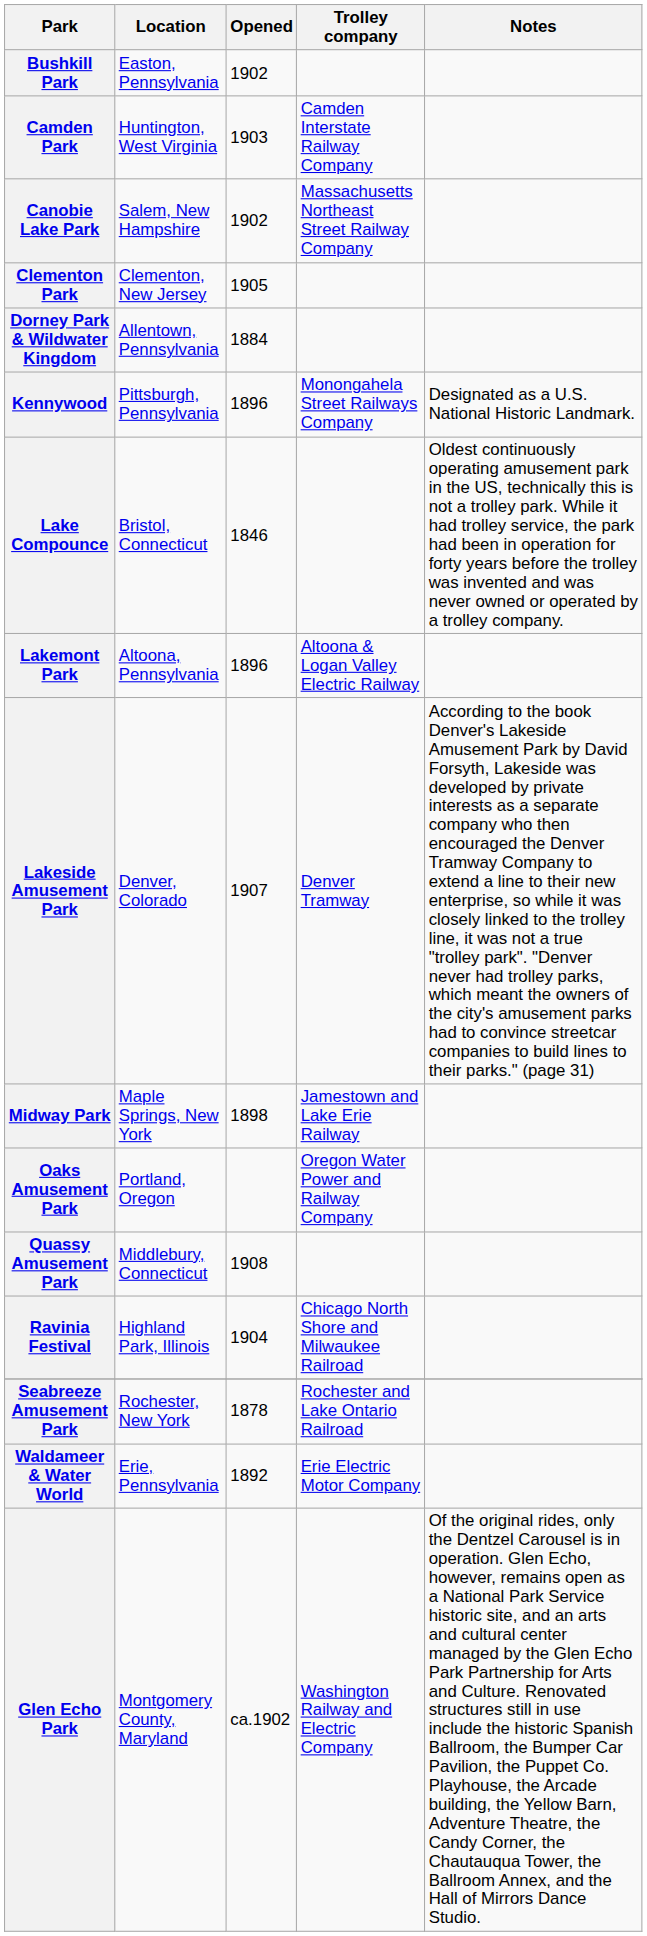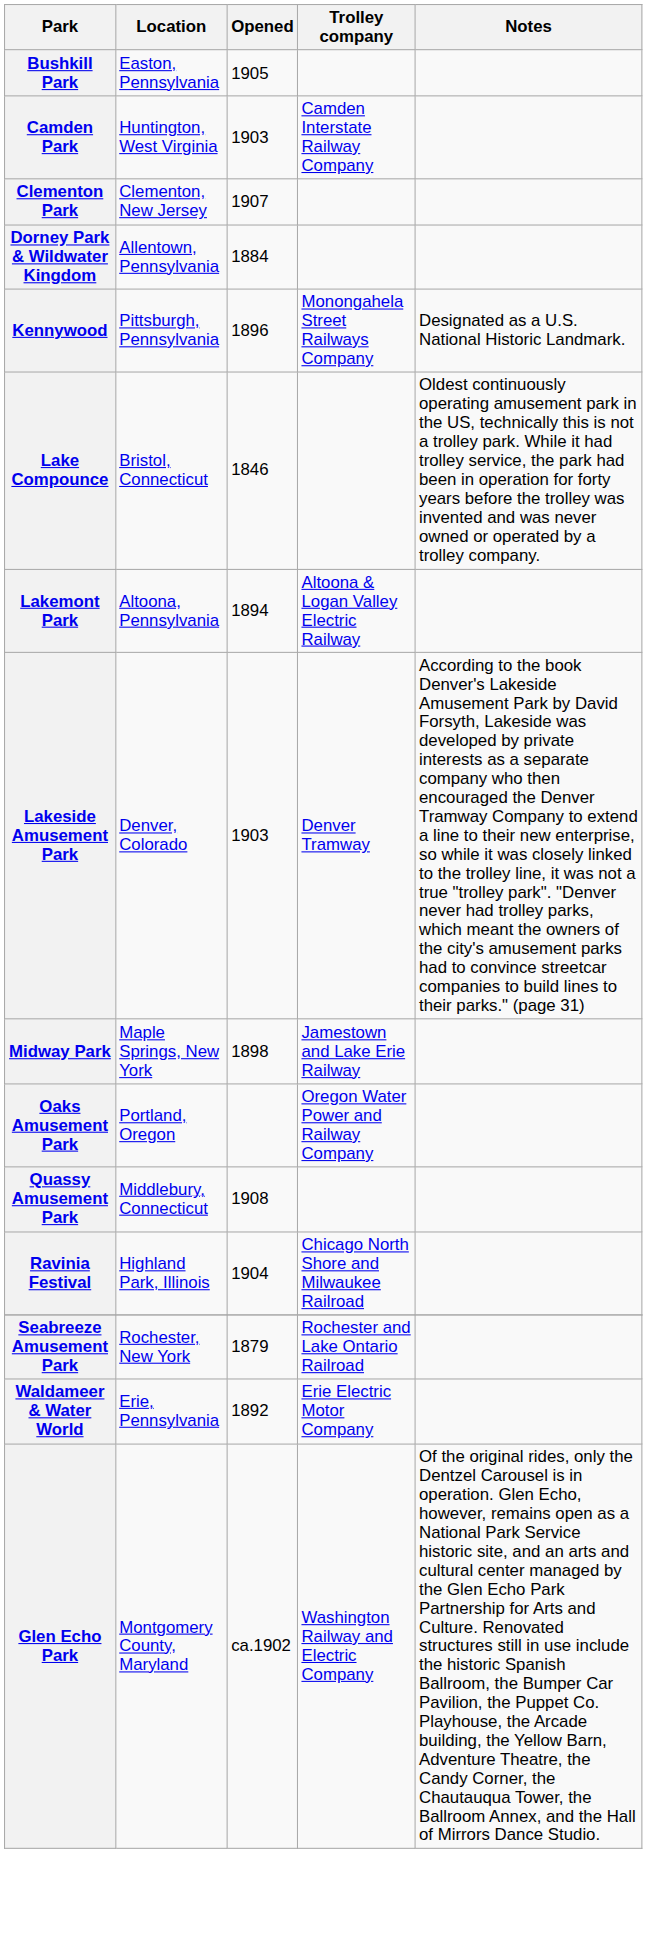(249, 72) 1902 -> (250, 72) 1905
- row: (60, 220)
(249, 285) 1905 -> (250, 201) 1907
(249, 665) 1896 -> (250, 610) 1894
(249, 890) 1907 -> (250, 835) 1903
(249, 1411) 1878 -> (250, 1346) 1879
